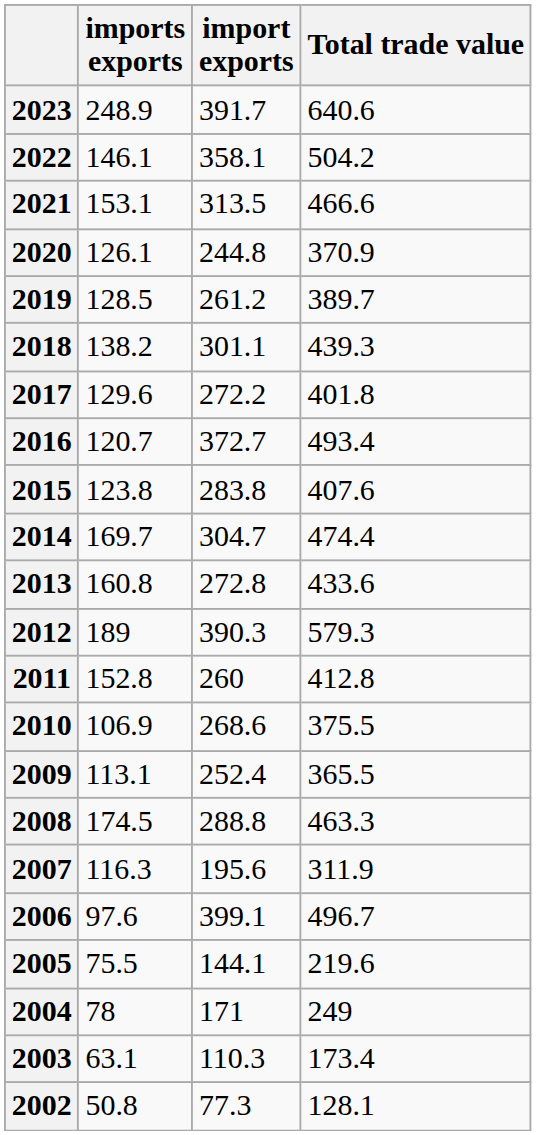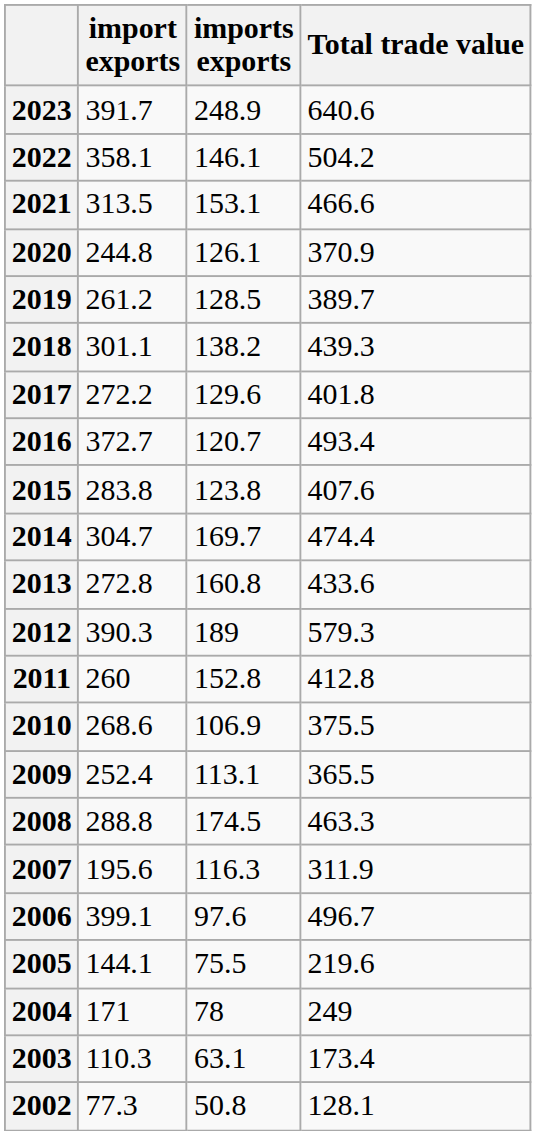columns swapped: (246, 45) <-> (135, 45)
